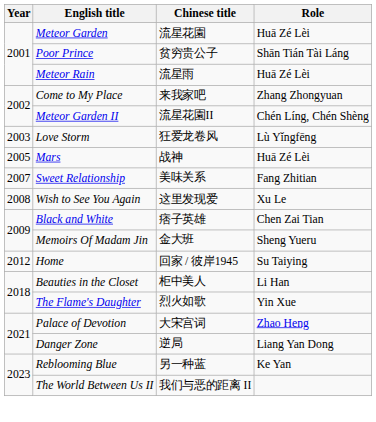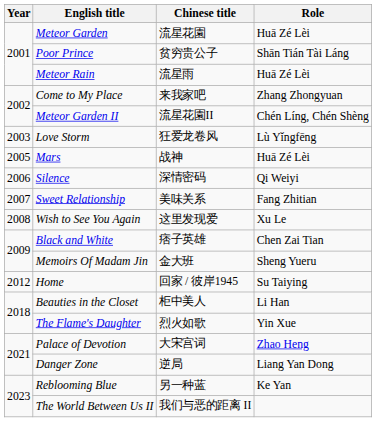+ row: (53, 178)
